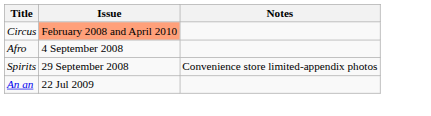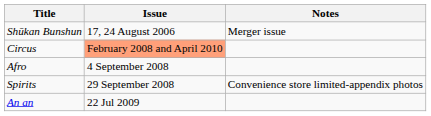+ row: (44, 31)
